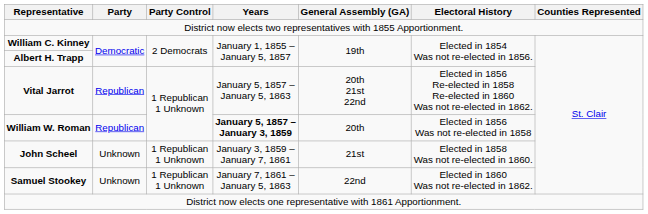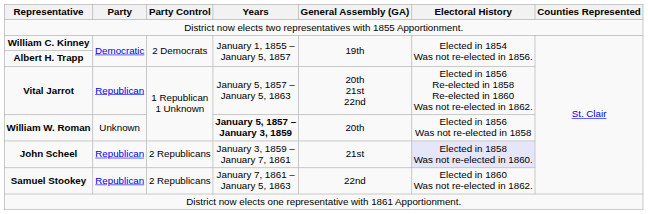(120, 128) Republican -> (120, 128) Unknown
(120, 154) Unknown -> (120, 154) Republican
(180, 154) 1 Republican 1 Unknown -> (180, 154) 2 Republicans
(473, 154) no background -> (473, 154) lavender background
(120, 180) Unknown -> (120, 180) Republican
(180, 180) 1 Republican 1 Unknown -> (180, 180) 2 Republicans
